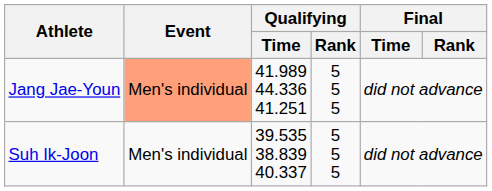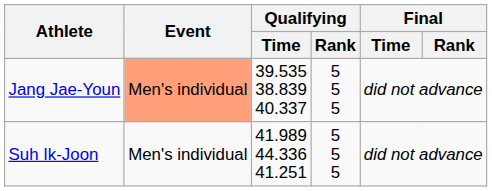(281, 90) 41.989 44.336 41.251 -> (281, 90) 39.535 38.839 40.337
(281, 154) 39.535 38.839 40.337 -> (281, 154) 41.989 44.336 41.251
